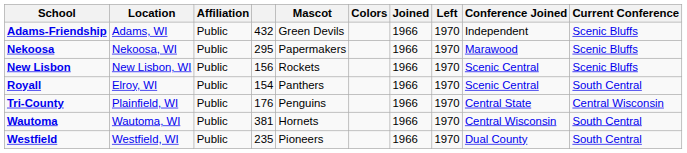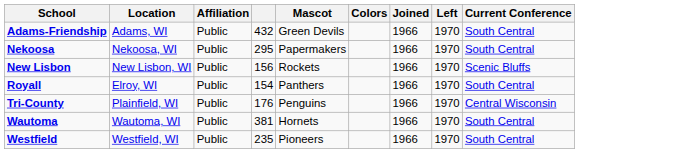- column: (516, 13)
(605, 31) Scenic Bluffs -> (500, 31) South Central
(605, 49) Scenic Bluffs -> (500, 49) South Central
